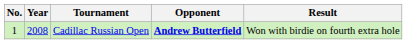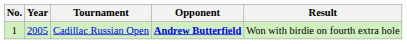(38, 30) 2008 -> (38, 30) 2005
